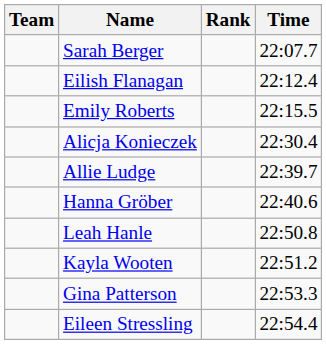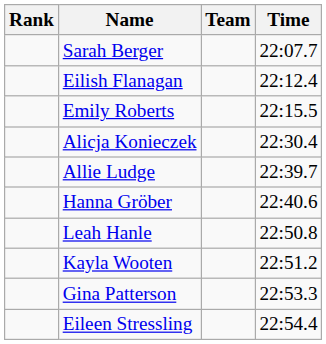columns swapped: (228, 19) <-> (32, 19)
